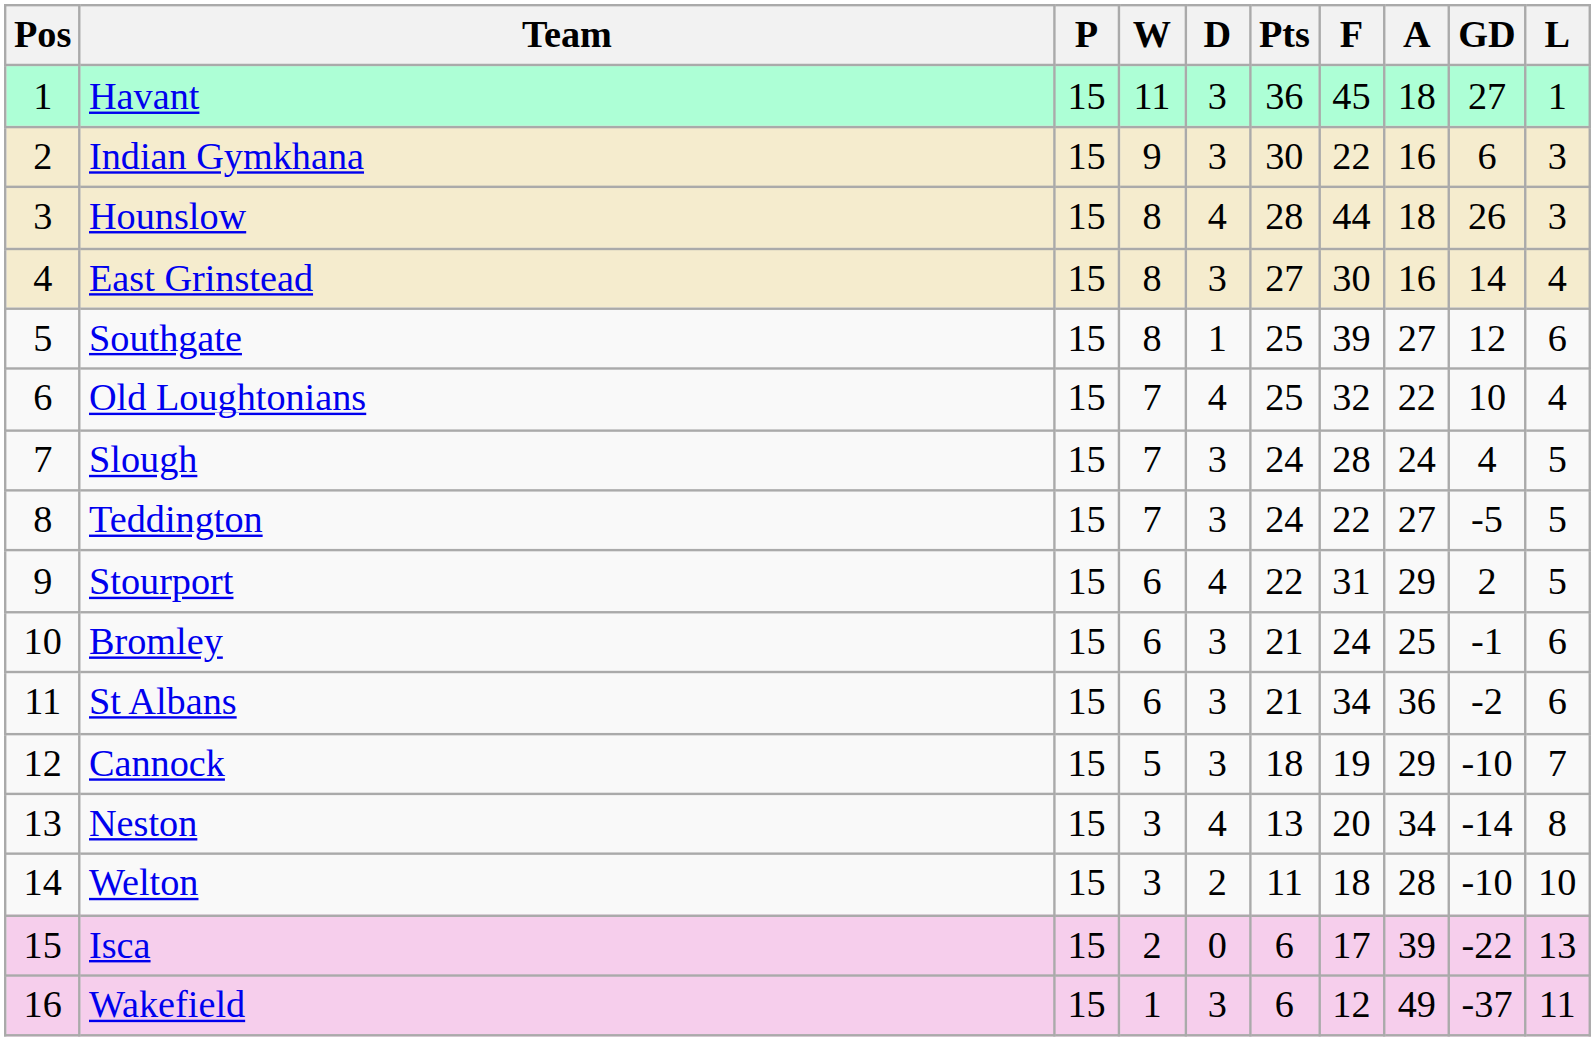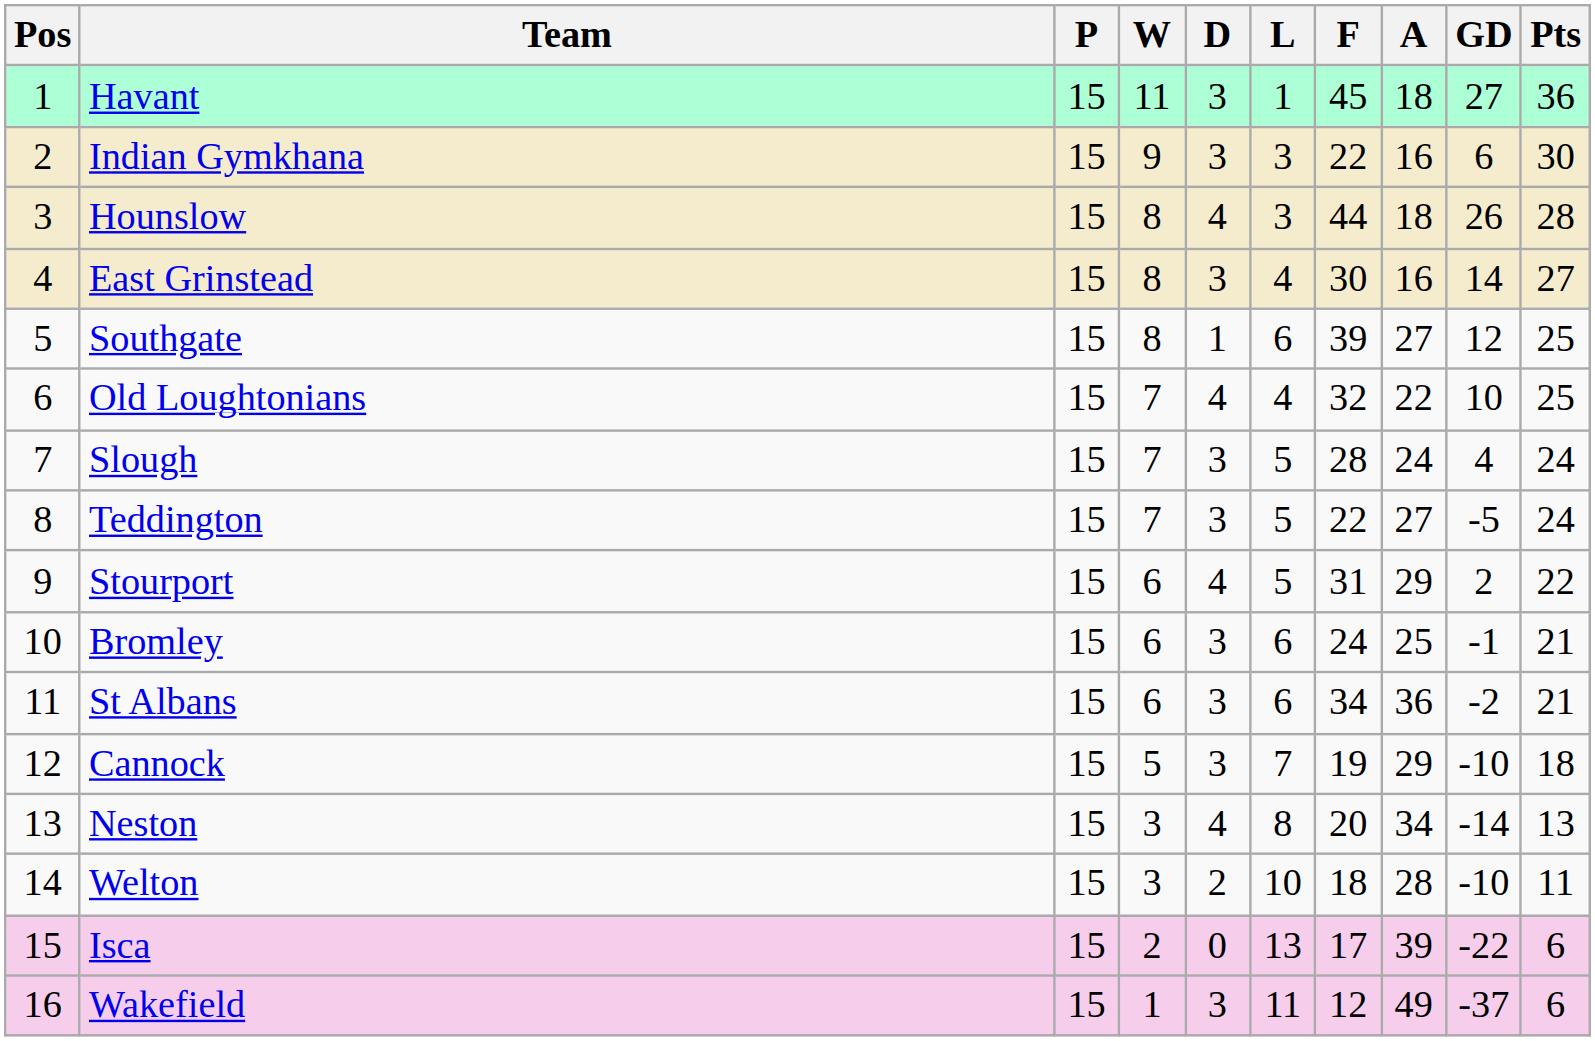columns swapped: (1557, 34) <-> (1284, 34)
